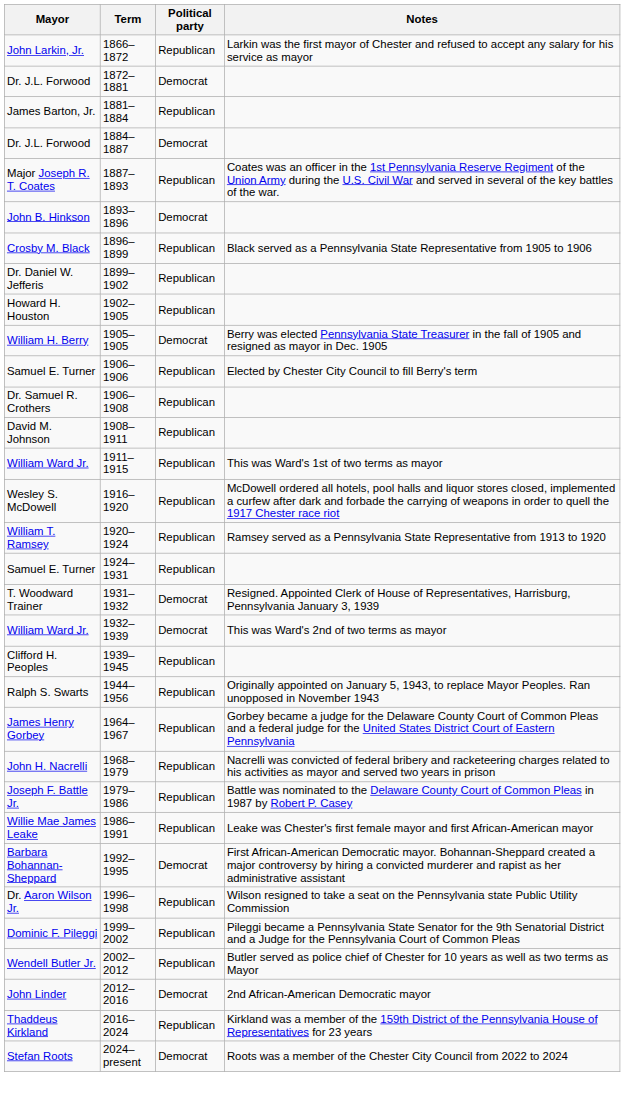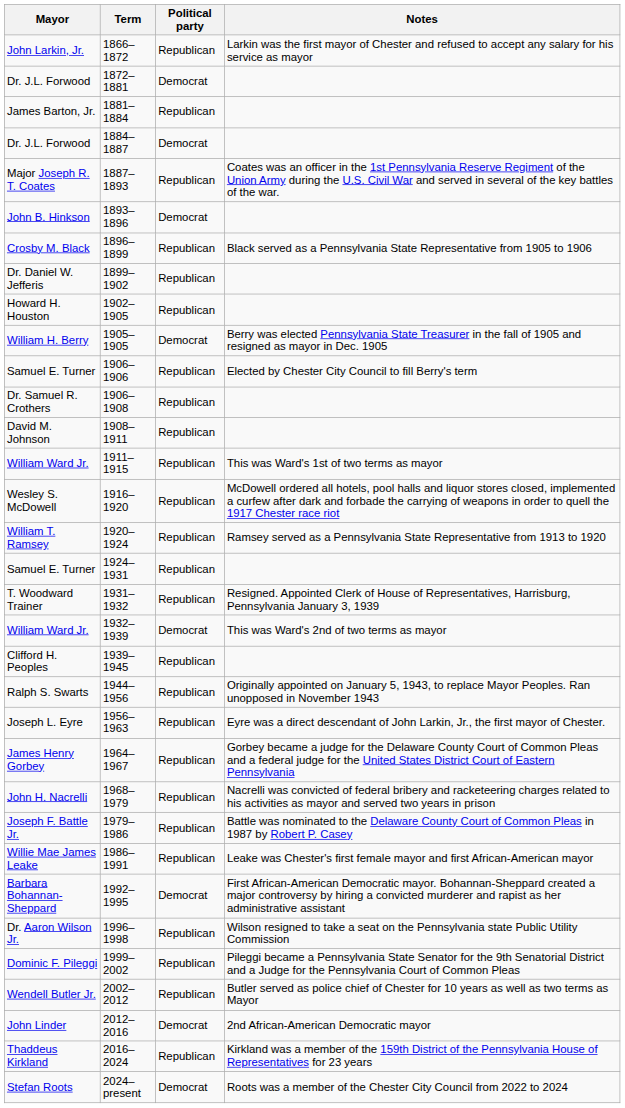(183, 599) Democrat -> (187, 599) Republican
+ row: (45, 722)
